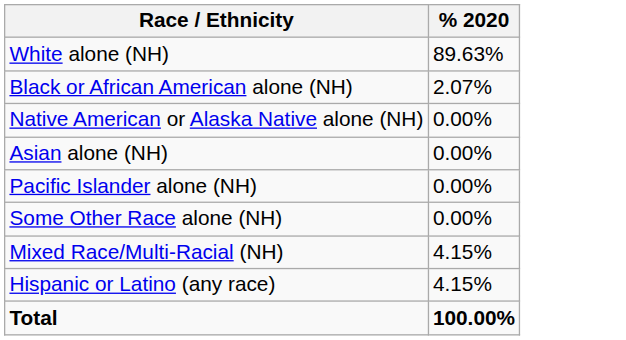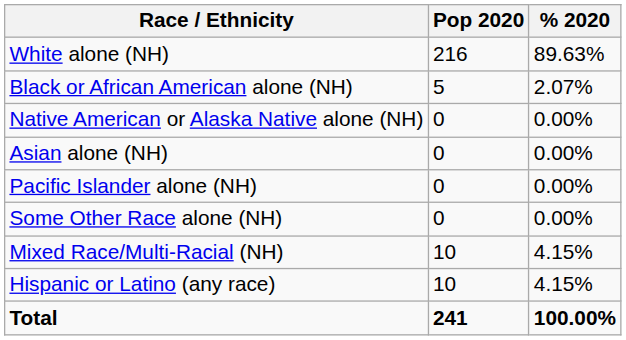+ column: (479, 20)
